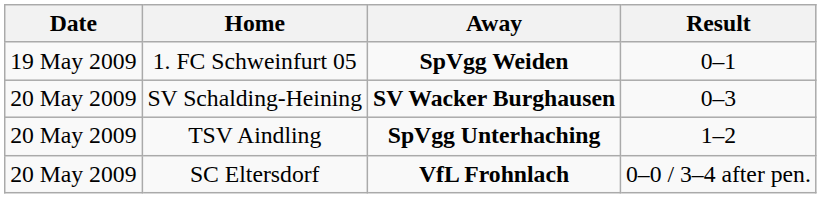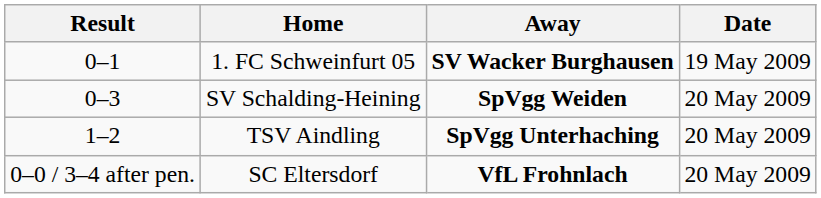columns swapped: (73, 23) <-> (718, 23)
(494, 60) SpVgg Weiden -> (553, 60) SV Wacker Burghausen
(494, 98) SV Wacker Burghausen -> (553, 98) SpVgg Weiden
